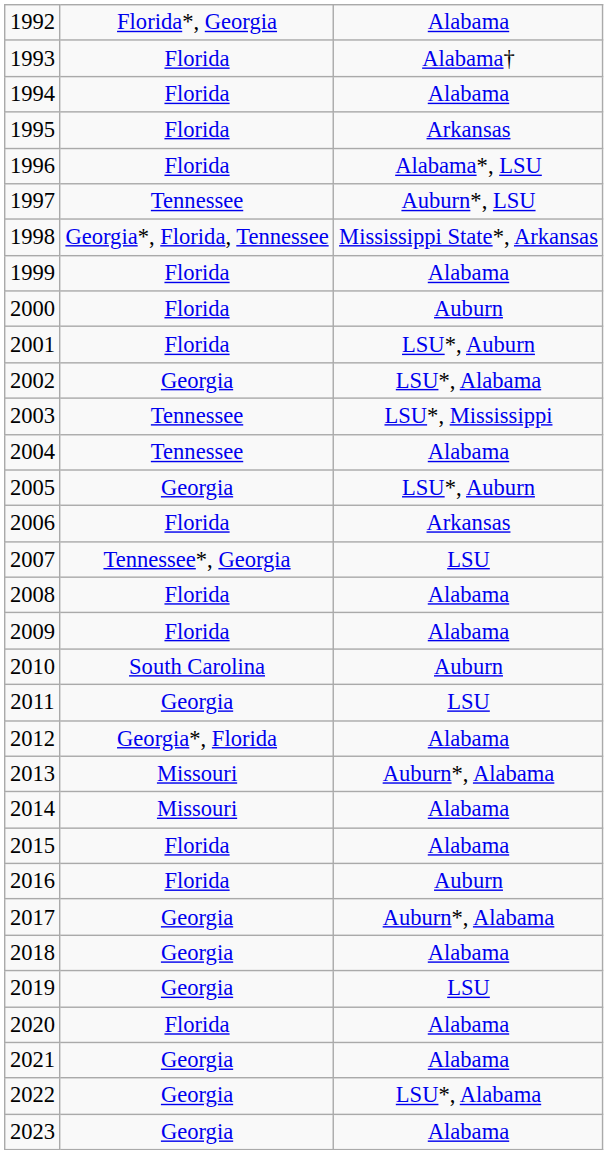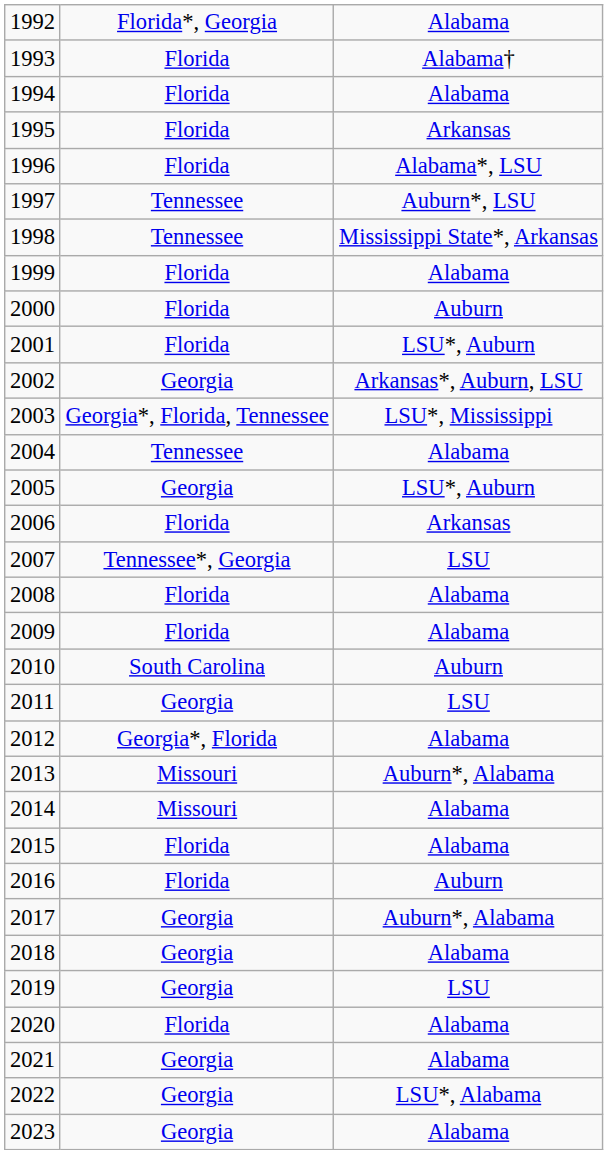(197, 237) Georgia*, Florida, Tennessee -> (197, 237) Tennessee
(468, 380) LSU*, Alabama -> (468, 380) Arkansas*, Auburn, LSU
(197, 415) Tennessee -> (197, 415) Georgia*, Florida, Tennessee
